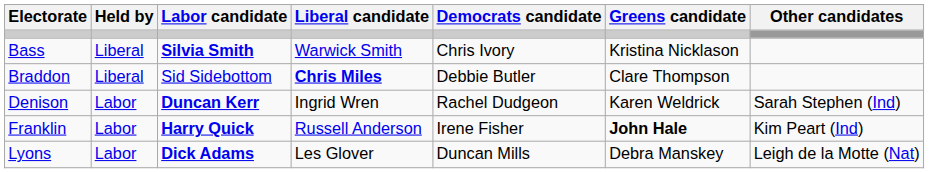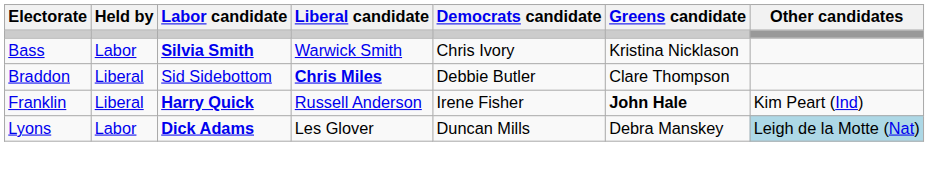(119, 50) Liberal -> (116, 50) Labor
- row: (38, 102)
(116, 128) Labor -> (119, 102) Liberal
(837, 154) no background -> (837, 128) lightblue background
